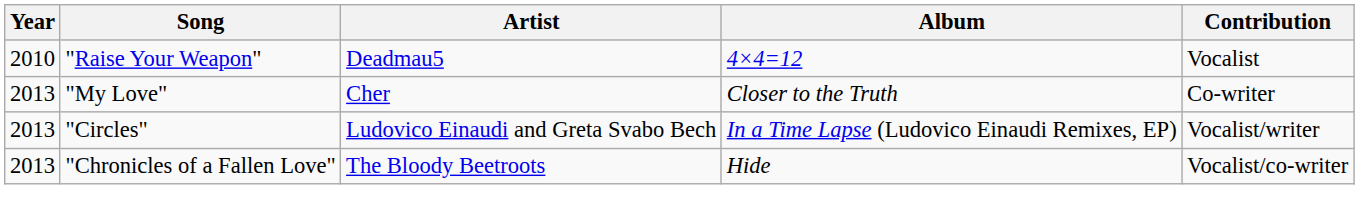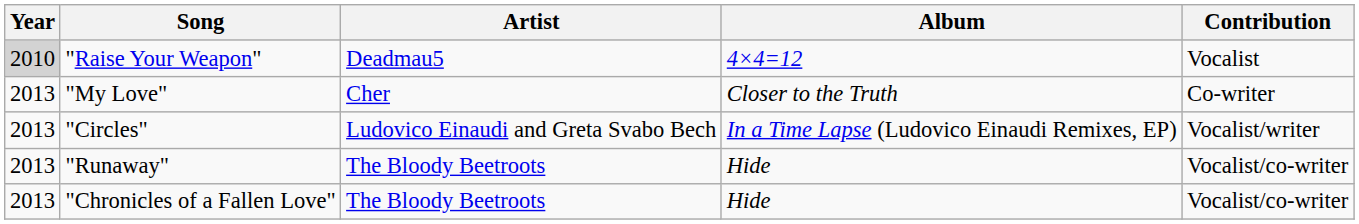(32, 58) no background -> (32, 58) lightgrey background
+ row: (117, 165)
